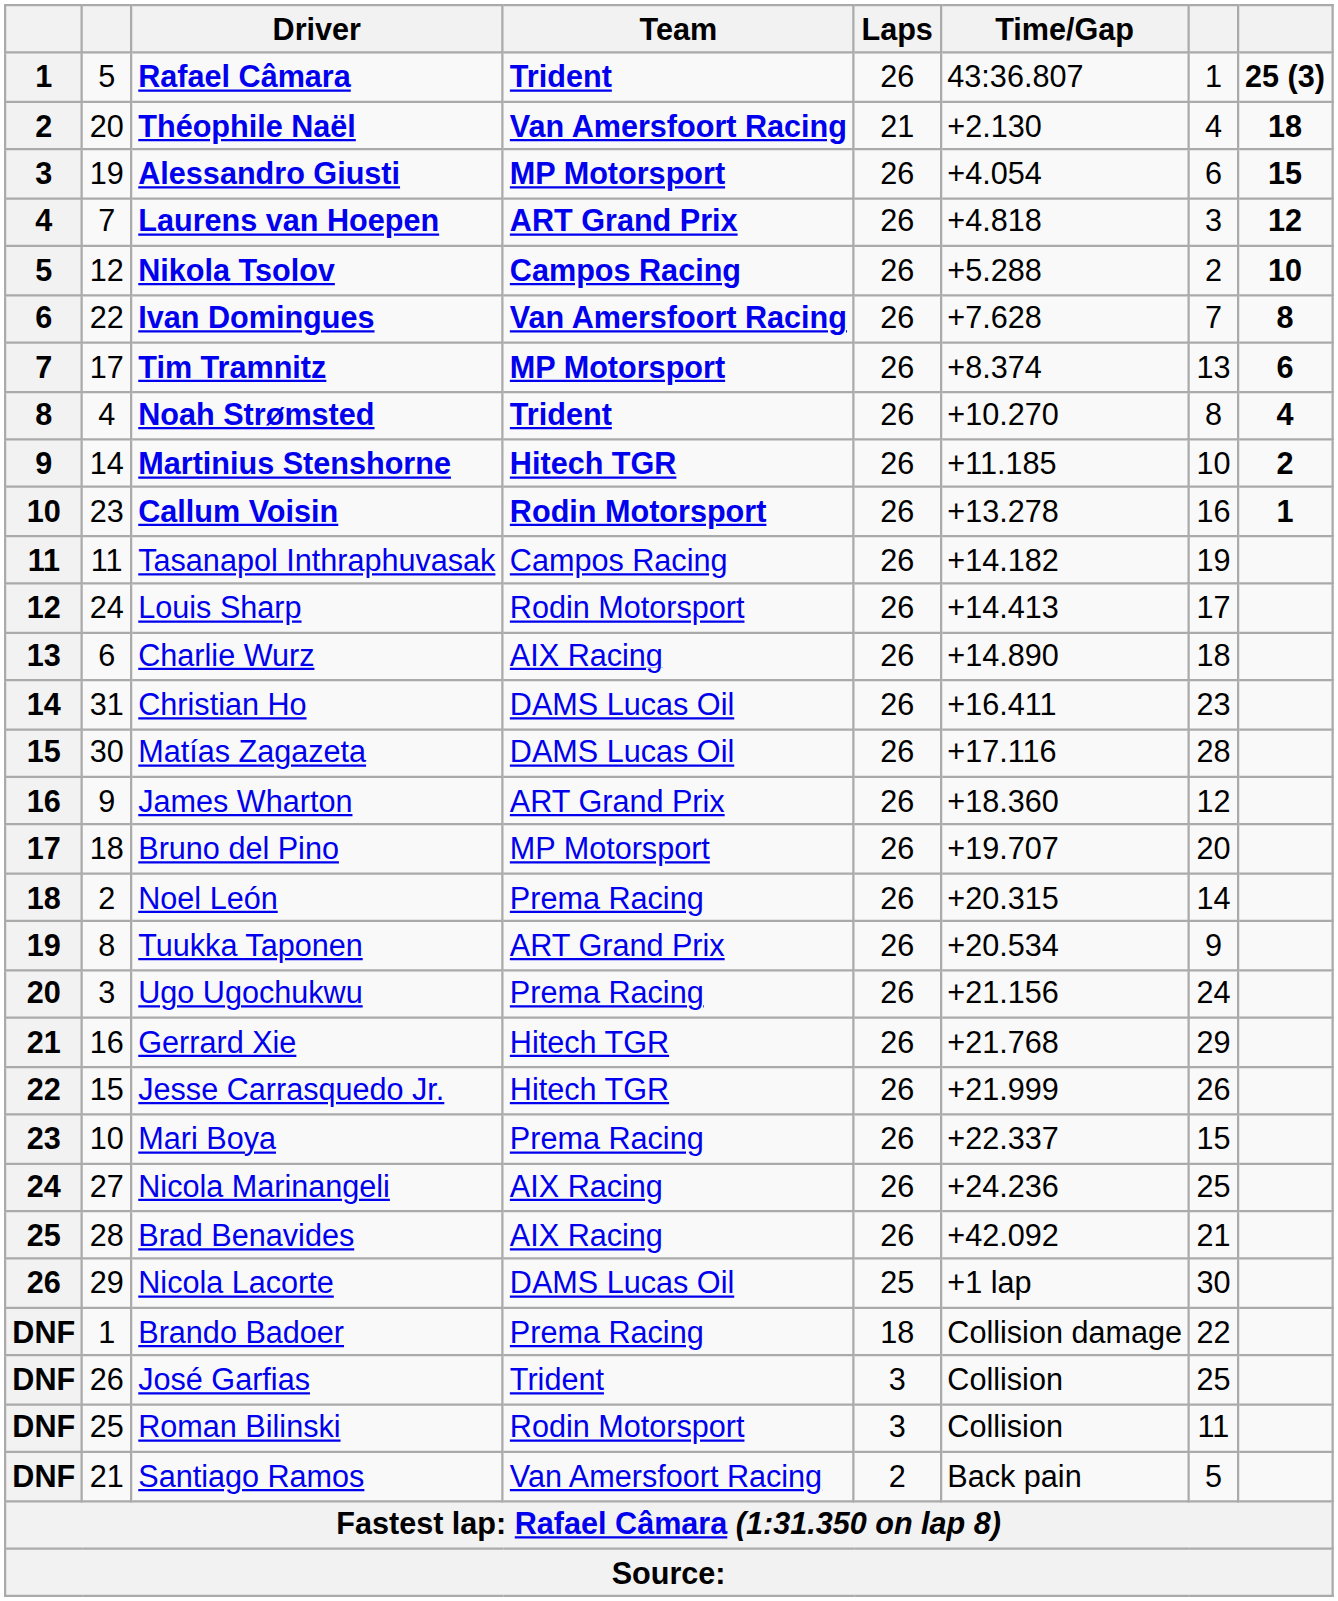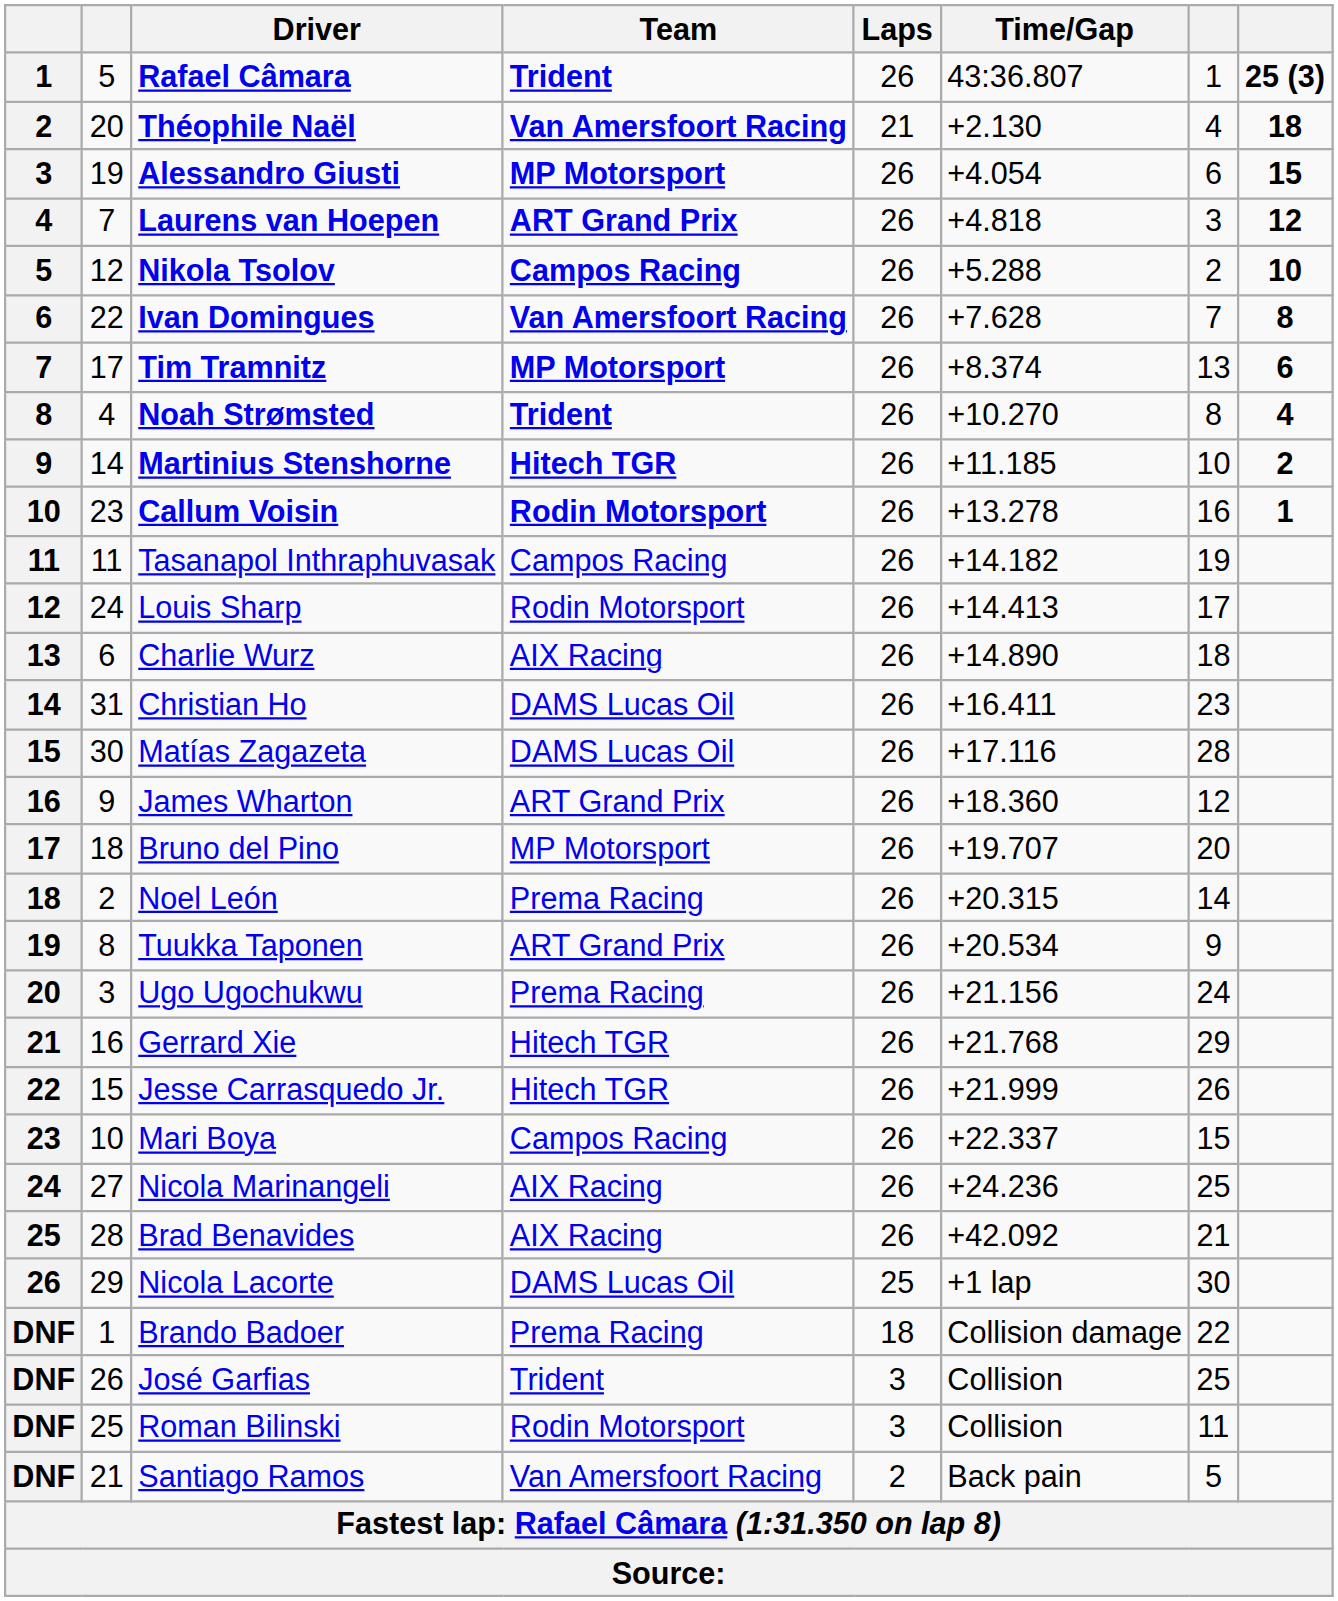(607, 1138) Prema Racing -> (619, 1138) Campos Racing
